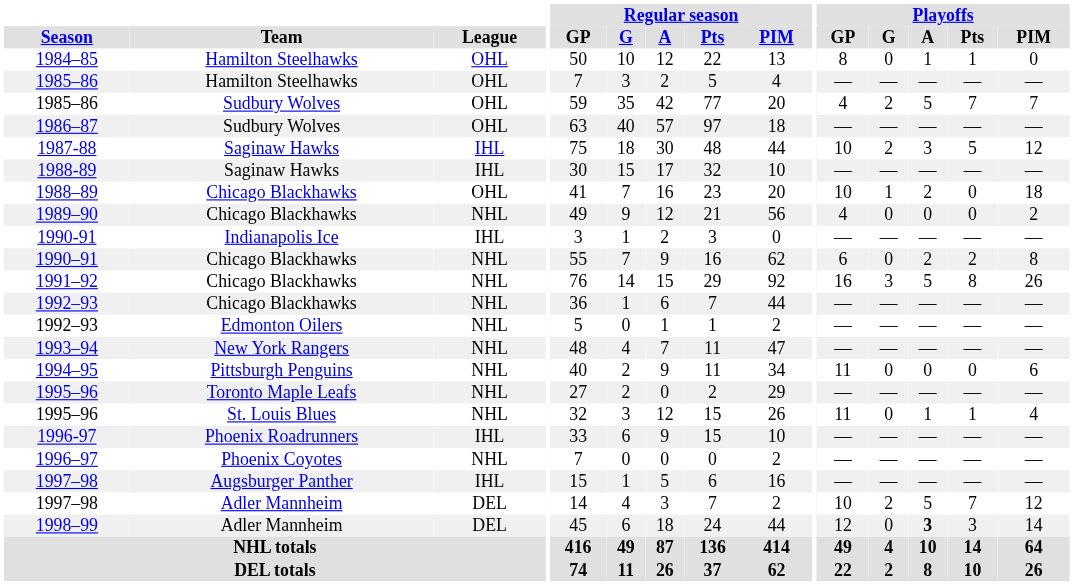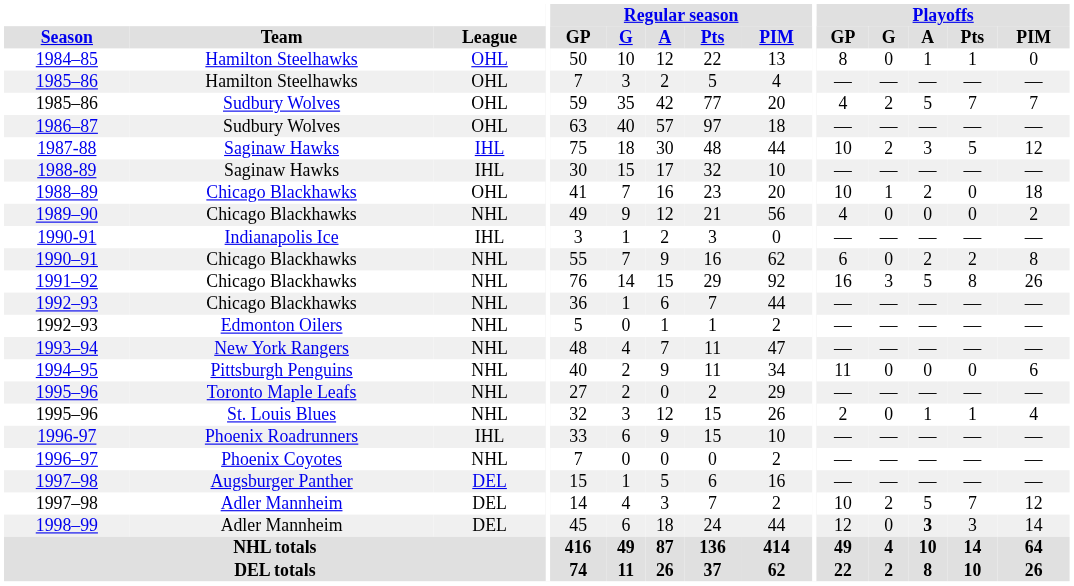(843, 414) 11 -> (843, 414) 2
(490, 481) IHL -> (490, 481) DEL
